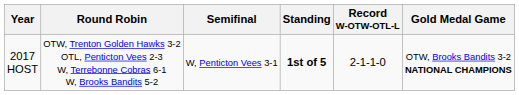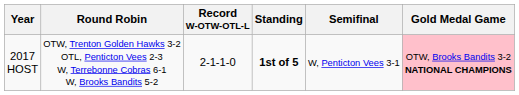columns swapped: (368, 19) <-> (232, 19)
(458, 63) no background -> (458, 63) pink background
